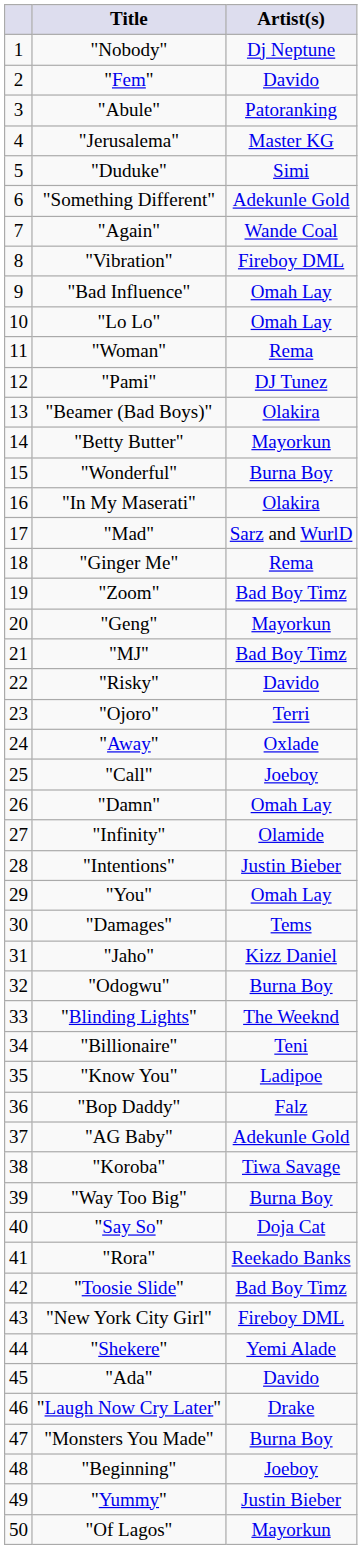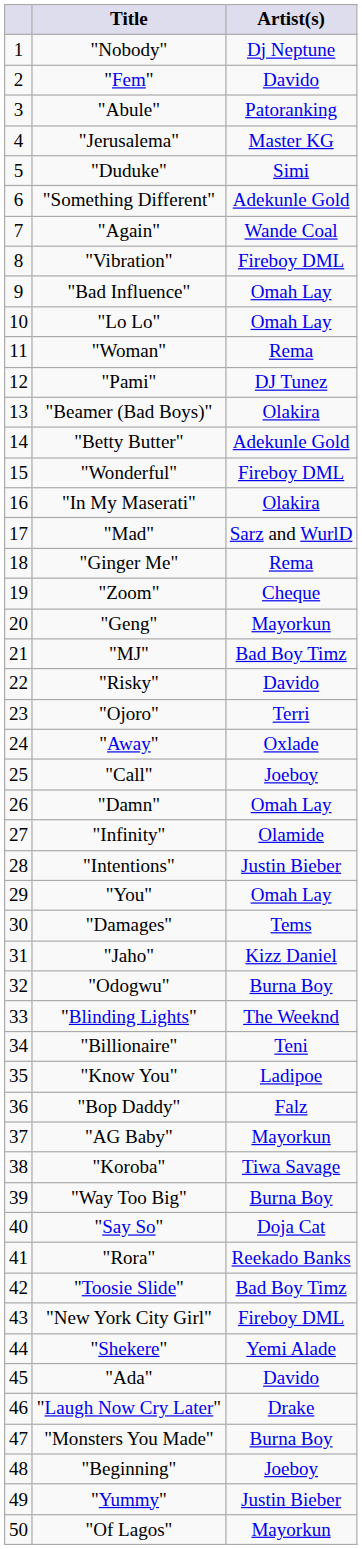(291, 442) Mayorkun -> (291, 442) Adekunle Gold
(291, 472) Burna Boy -> (291, 472) Fireboy DML
(291, 593) Bad Boy Timz -> (291, 593) Cheque
(291, 1136) Adekunle Gold -> (291, 1136) Mayorkun
